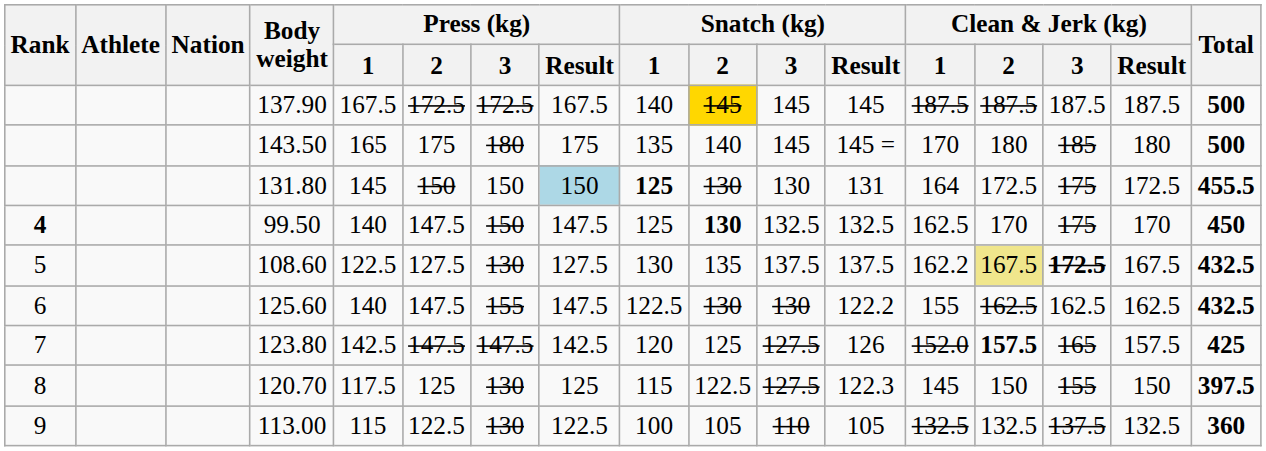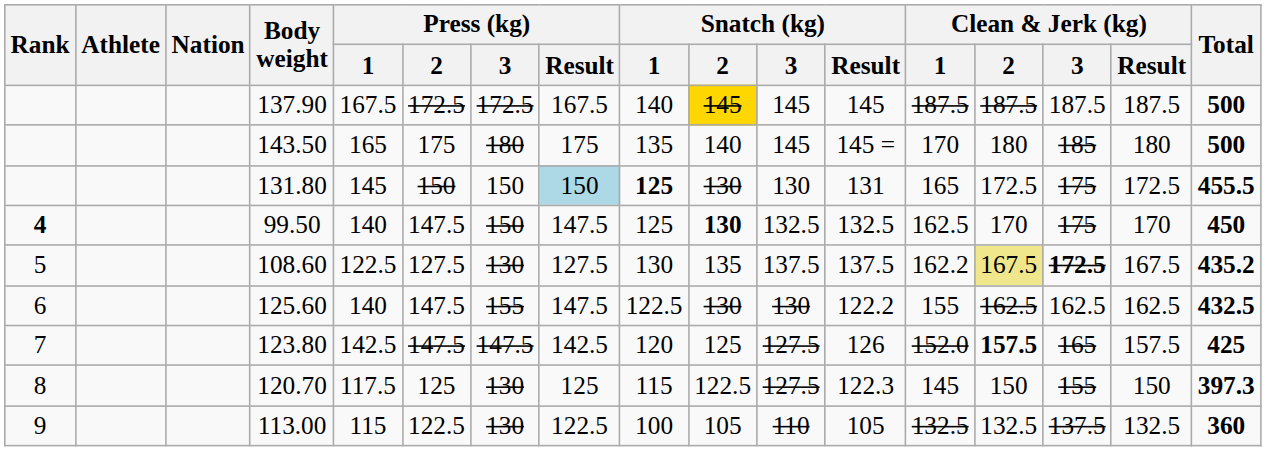(940, 184) 164 -> (940, 184) 165
(1226, 265) 432.5 -> (1226, 265) 435.2
(1226, 385) 397.5 -> (1226, 385) 397.3
